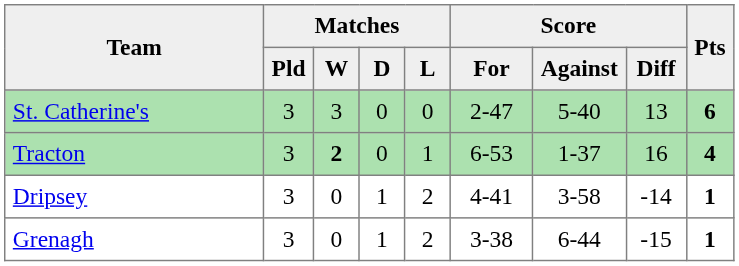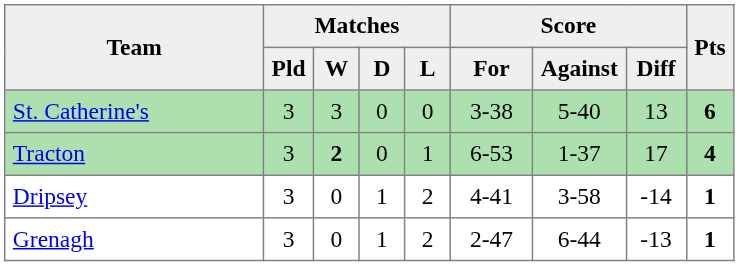(491, 111) 2-47 -> (491, 111) 3-38
(656, 153) 16 -> (656, 153) 17
(491, 238) 3-38 -> (491, 238) 2-47
(656, 238) -15 -> (656, 238) -13
